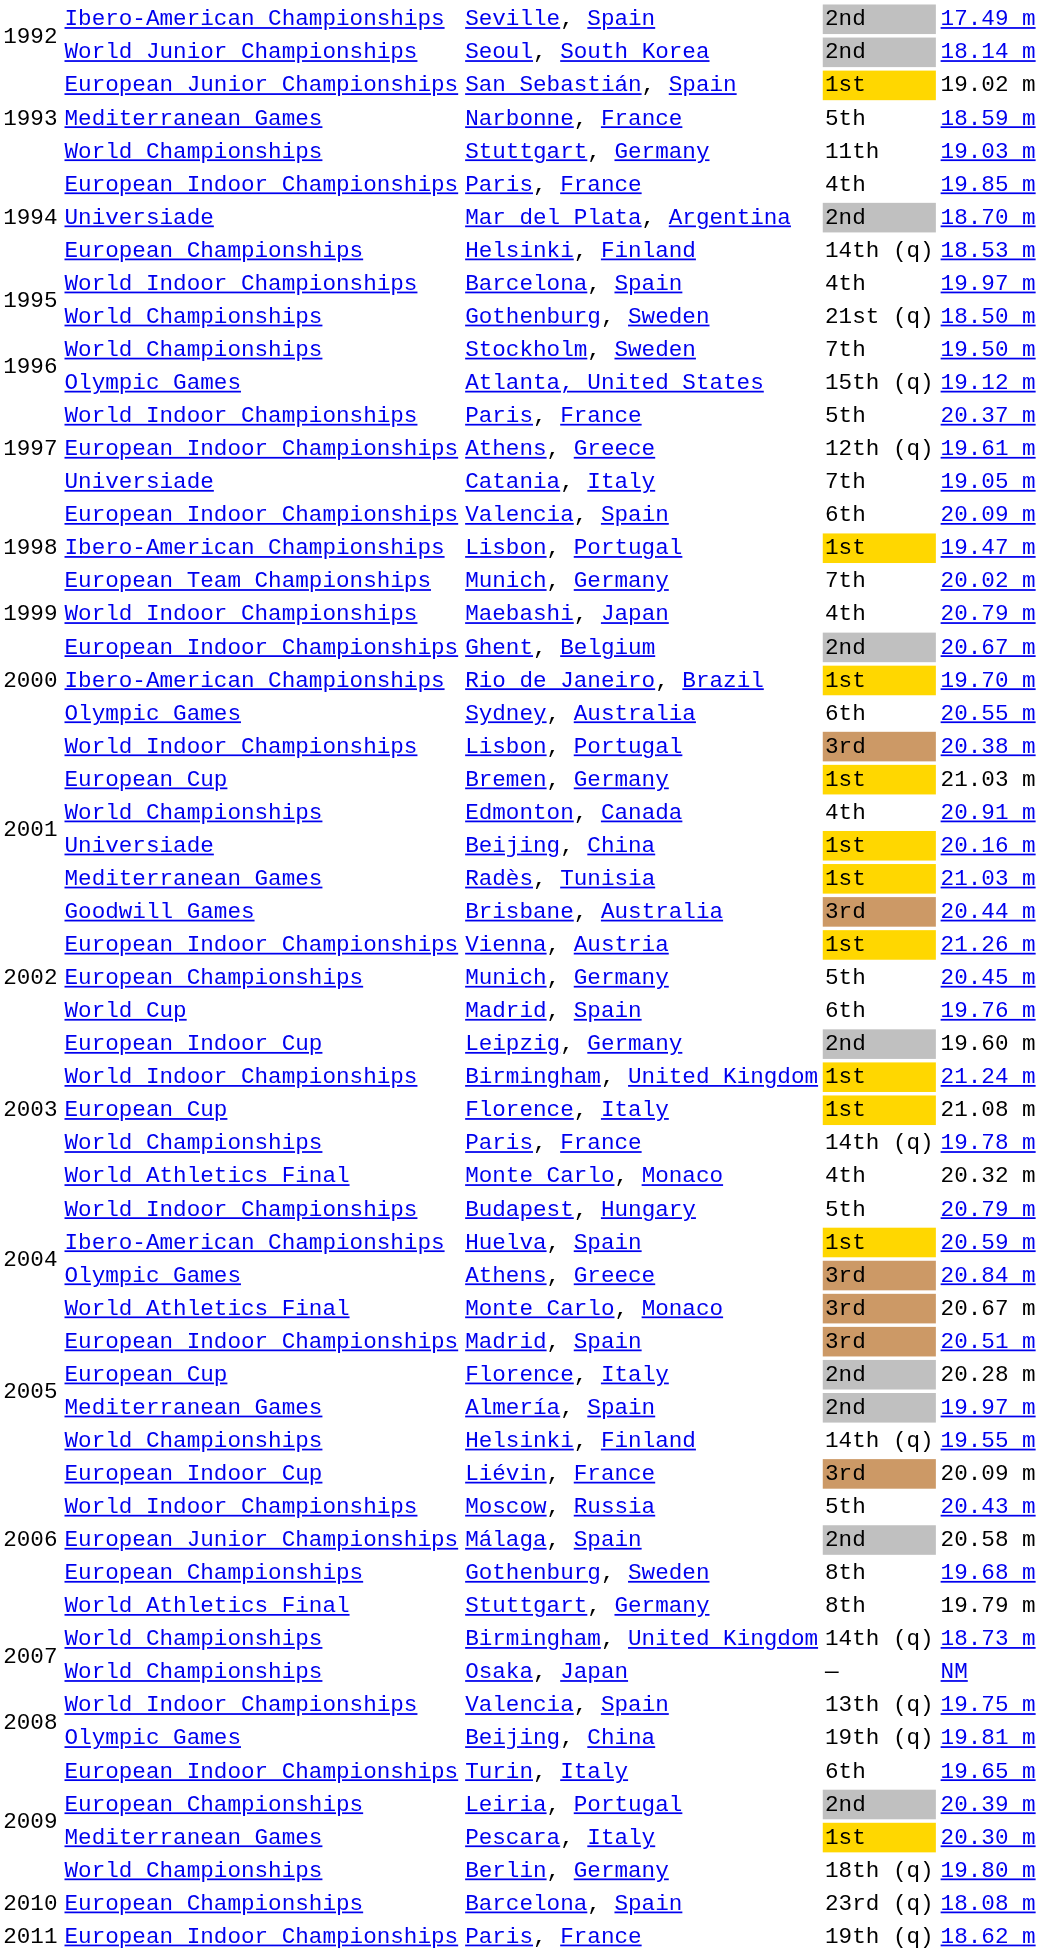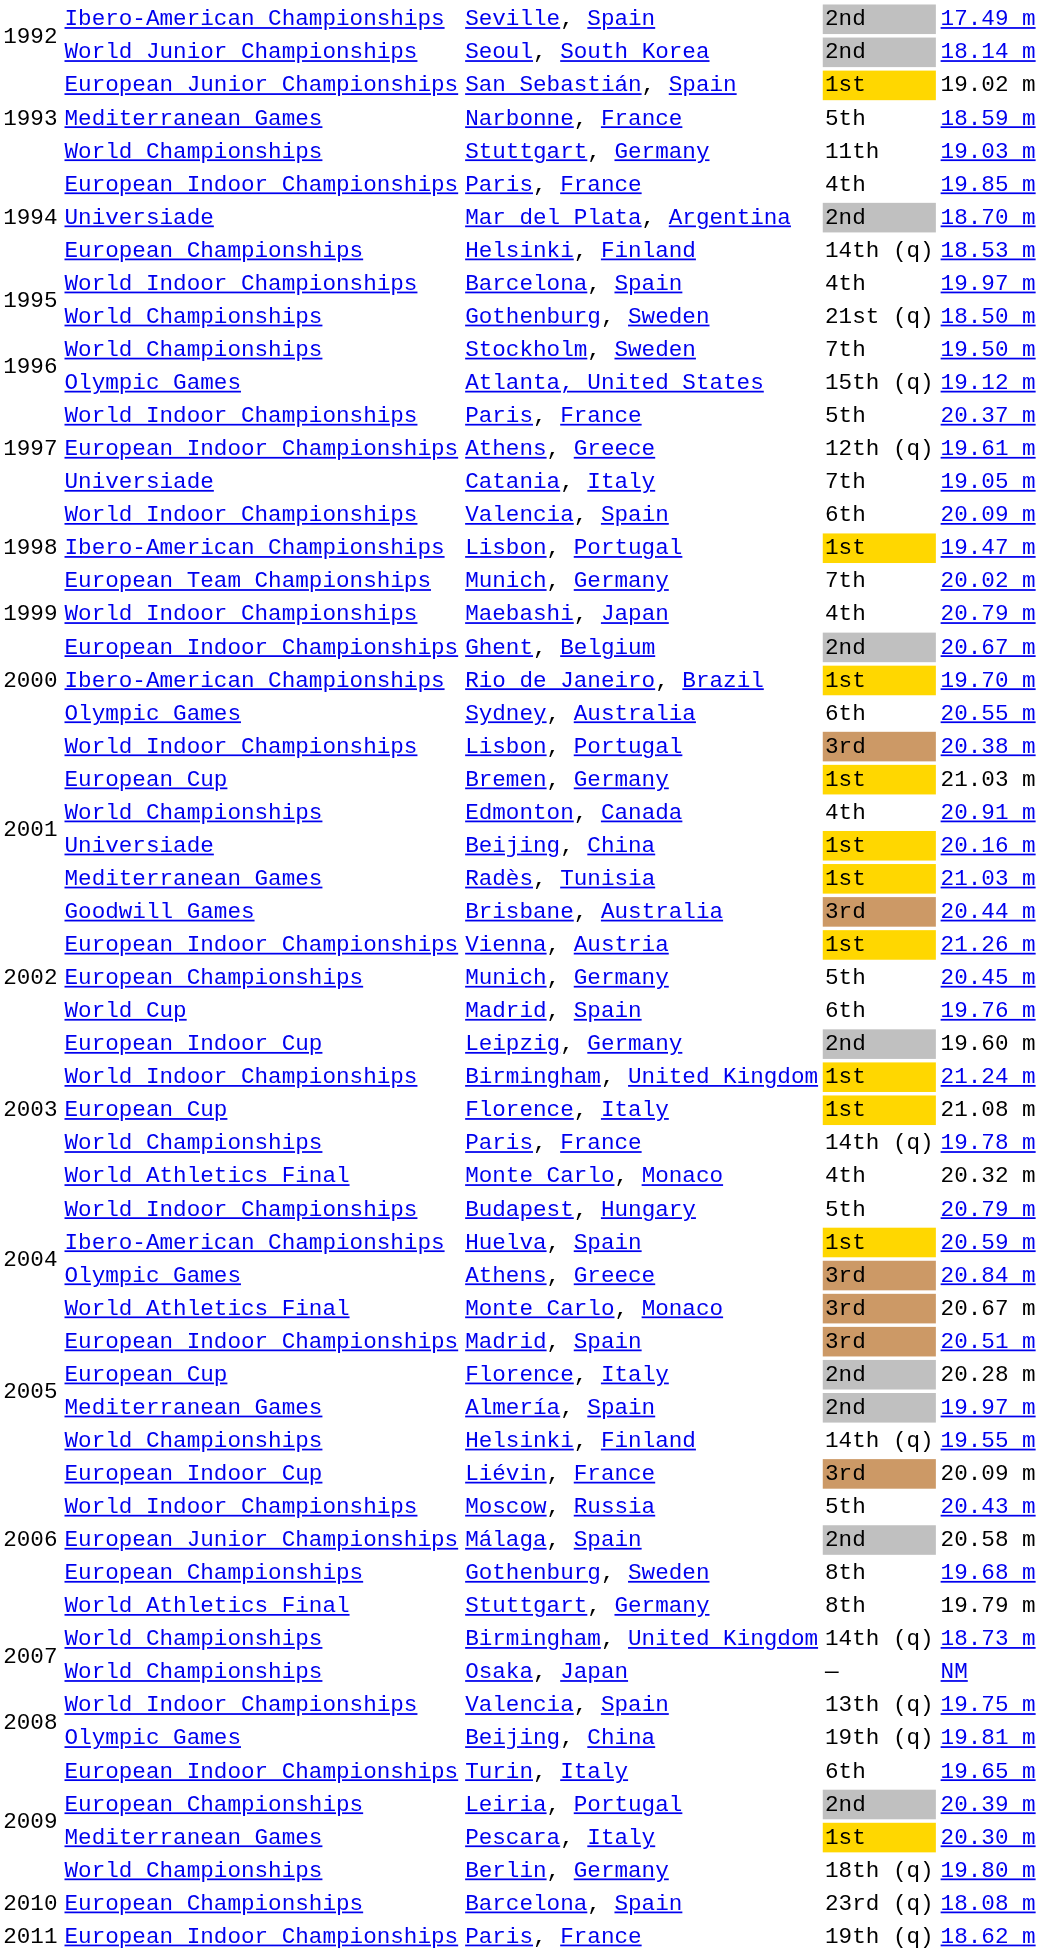(261, 515) European Indoor Championships -> (241, 515) World Indoor Championships
